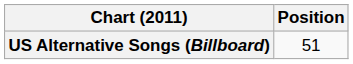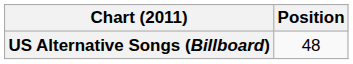(311, 44) 51 -> (311, 44) 48
